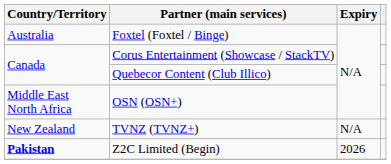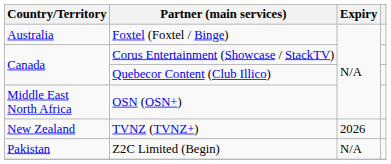(351, 128) N/A -> (353, 128) 2026
(31, 149) bold -> (29, 149) normal
(353, 149) 2026 -> (351, 149) N/A
